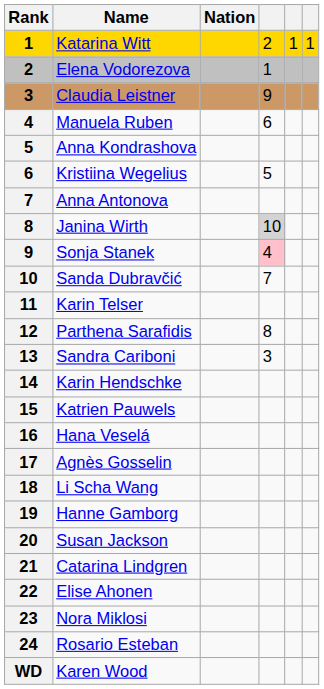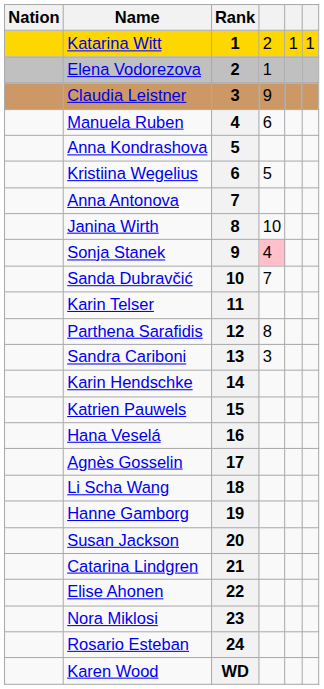columns swapped: (28, 17) <-> (230, 17)
(272, 226) lightgrey background -> (272, 226) no background
